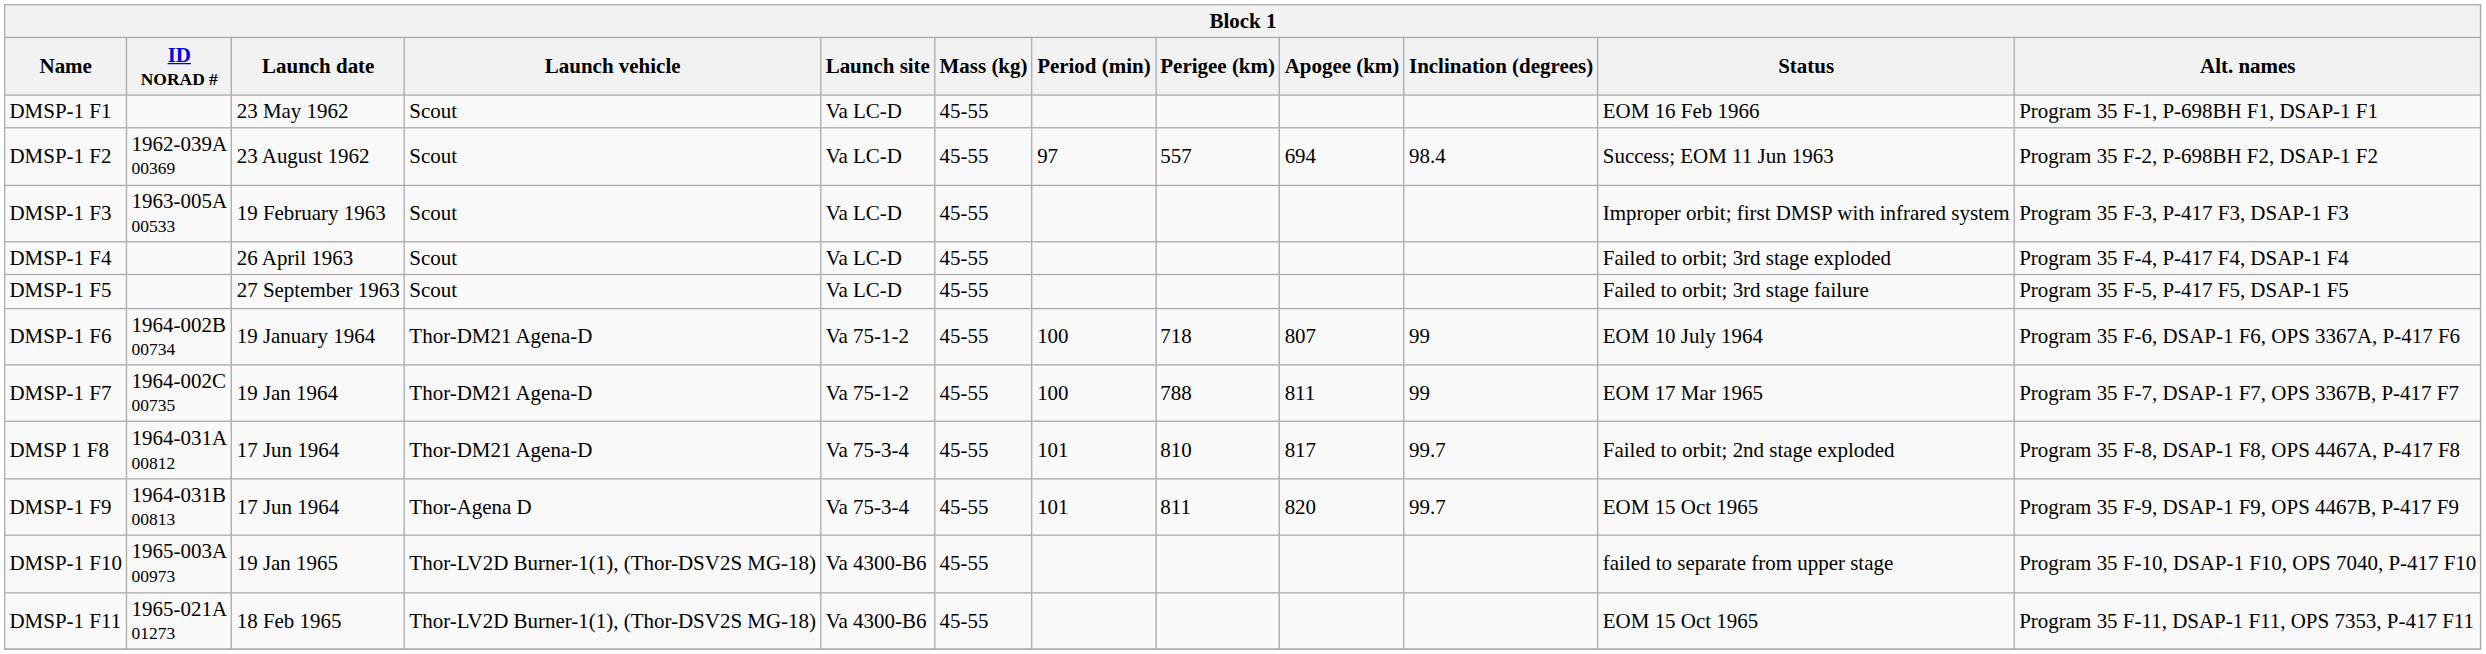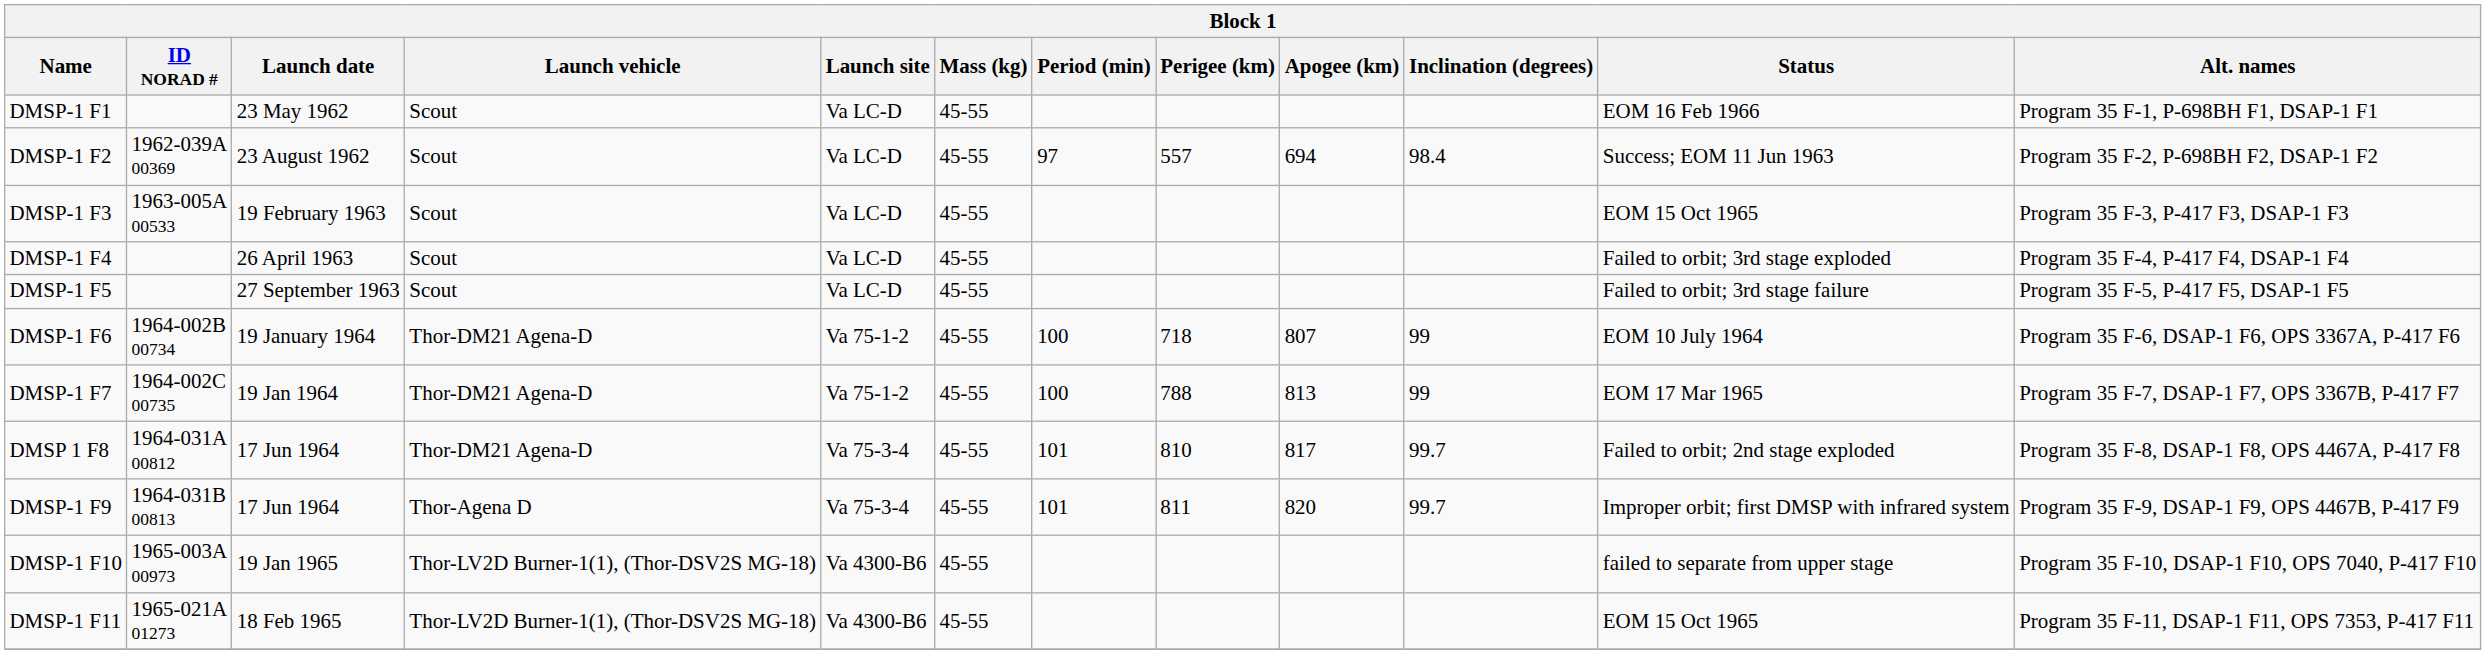(1806, 213) Improper orbit; first DMSP with infrared system -> (1681, 213) EOM 15 Oct 1965
(1300, 393) 811 -> (1300, 393) 813
(1681, 506) EOM 15 Oct 1965 -> (1806, 506) Improper orbit; first DMSP with infrared system
